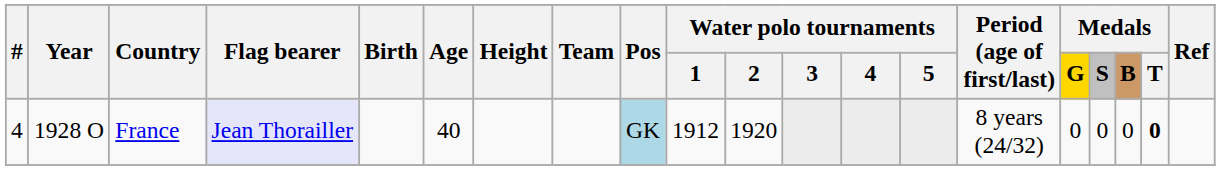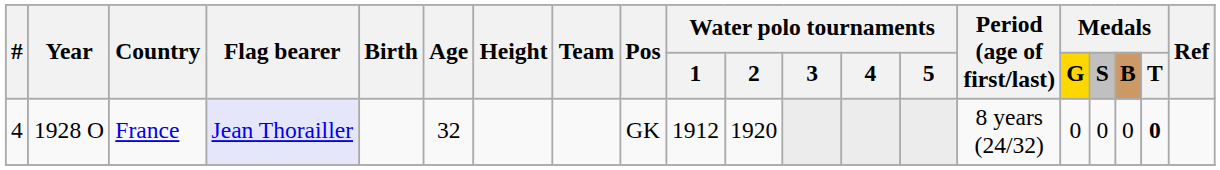(449, 131) 40 -> (449, 131) 32
(643, 131) lightblue background -> (643, 131) no background
